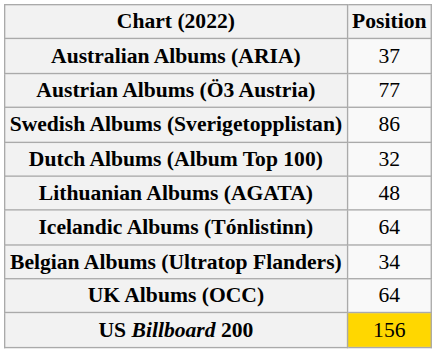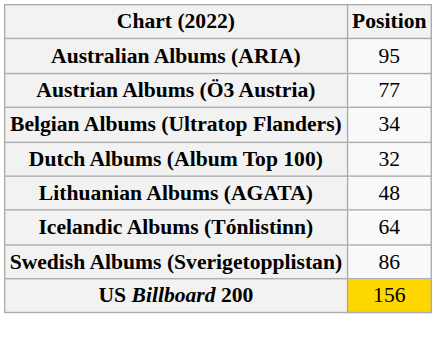(389, 55) 37 -> (389, 55) 95
rows swapped: (176, 261) <-> (176, 124)
- row: (176, 295)
